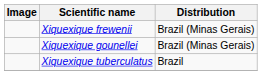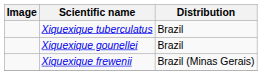rows swapped: (87, 29) <-> (97, 62)
(206, 45) Brazil (Minas Gerais) -> (170, 45) Brazil
